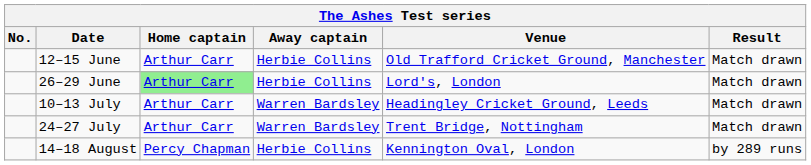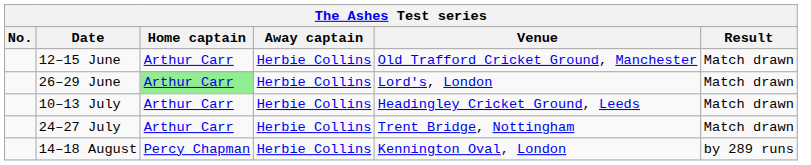(318, 105) Warren Bardsley -> (314, 105) Herbie Collins
(318, 127) Warren Bardsley -> (314, 127) Herbie Collins
